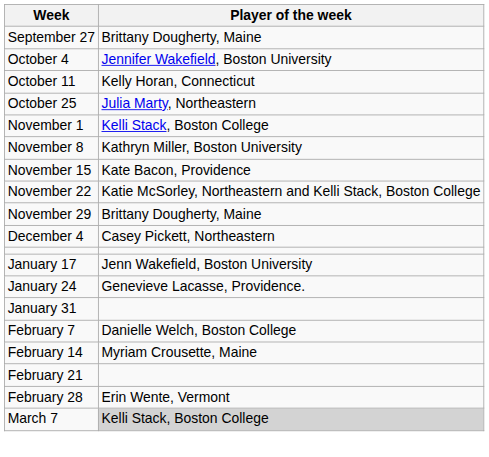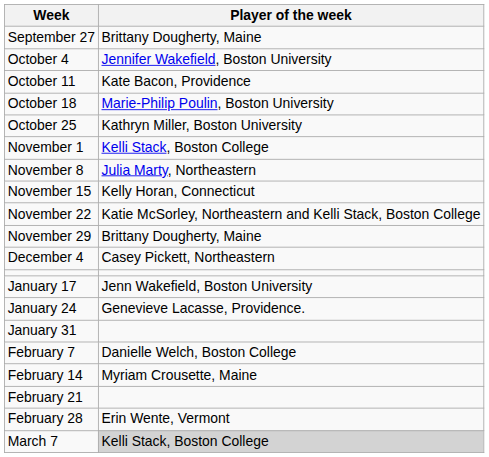(178, 81) Kelly Horan, Connecticut -> (176, 81) Kate Bacon, Providence
+ row: (42, 103)
(179, 103) Julia Marty, Northeastern -> (202, 125) Kathryn Miller, Boston University
(202, 147) Kathryn Miller, Boston University -> (179, 170) Julia Marty, Northeastern
(176, 170) Kate Bacon, Providence -> (178, 192) Kelly Horan, Connecticut
